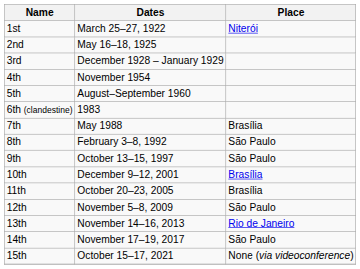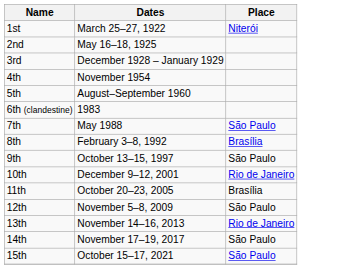(245, 126) Brasília -> (252, 126) São Paulo
(252, 142) São Paulo -> (245, 142) Brasília
(245, 175) Brasília -> (261, 175) Rio de Janeiro
(291, 256) None (via videoconference) -> (252, 256) São Paulo
